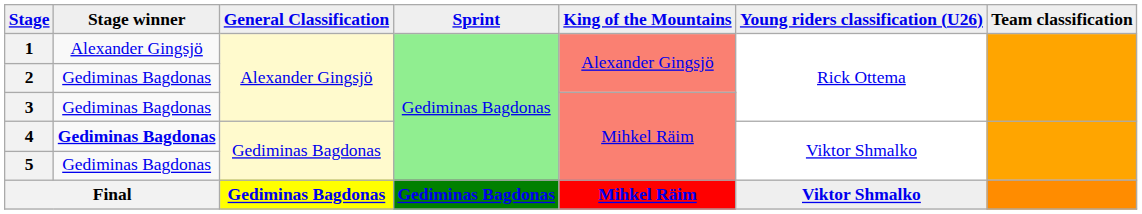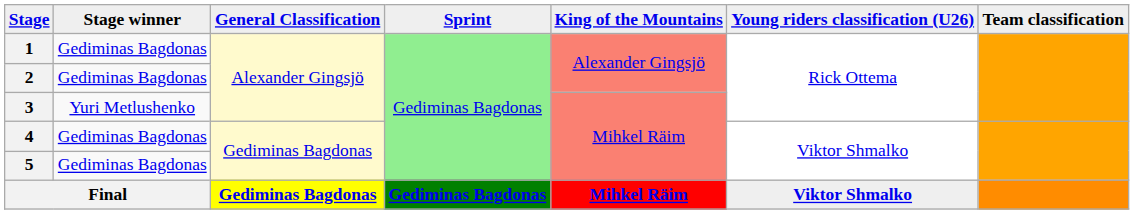(137, 48) Alexander Gingsjö -> (132, 48) Gediminas Bagdonas
(137, 107) Gediminas Bagdonas -> (132, 107) Yuri Metlushenko
(137, 136) bold -> (132, 136) normal
